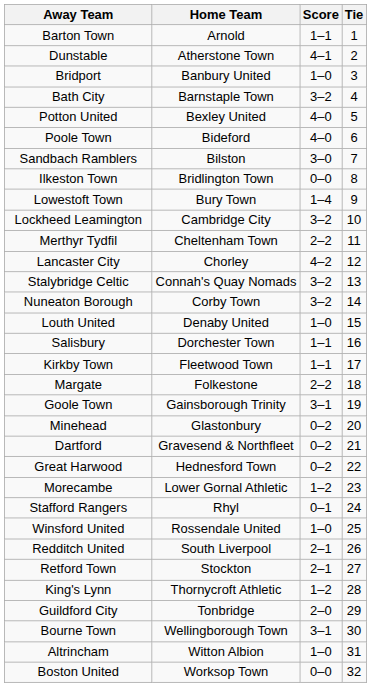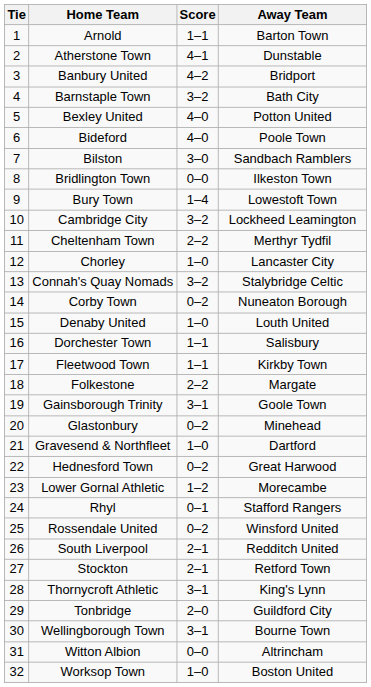columns swapped: (354, 14) <-> (78, 14)
(321, 76) 1–0 -> (198, 76) 4–2
(321, 261) 4–2 -> (198, 261) 1–0
(321, 302) 3–2 -> (198, 302) 0–2
(321, 446) 0–2 -> (198, 446) 1–0
(321, 528) 1–0 -> (198, 528) 0–2
(321, 590) 1–2 -> (198, 590) 3–1
(321, 651) 1–0 -> (198, 651) 0–0
(321, 672) 0–0 -> (198, 672) 1–0
